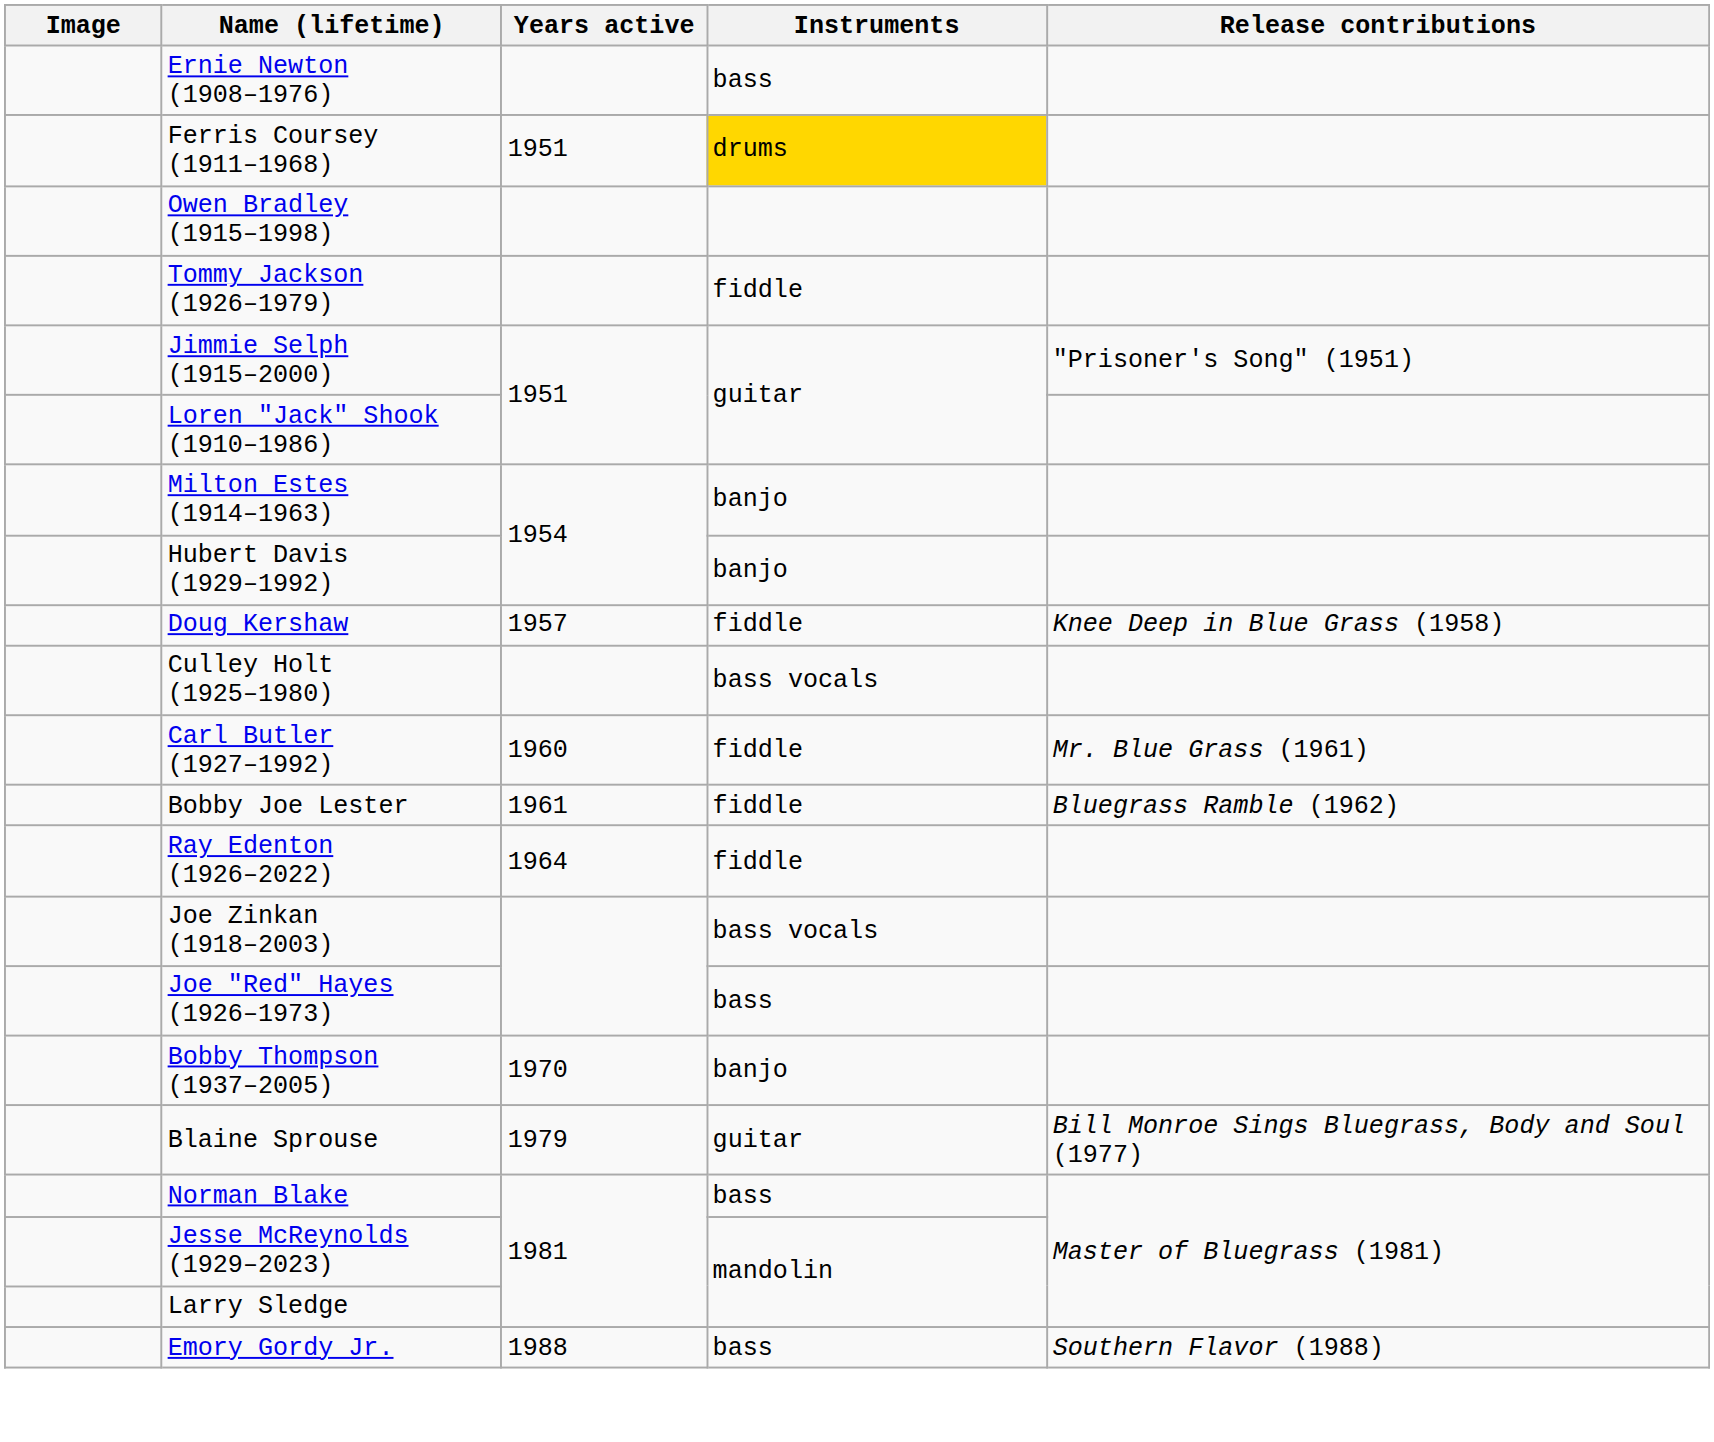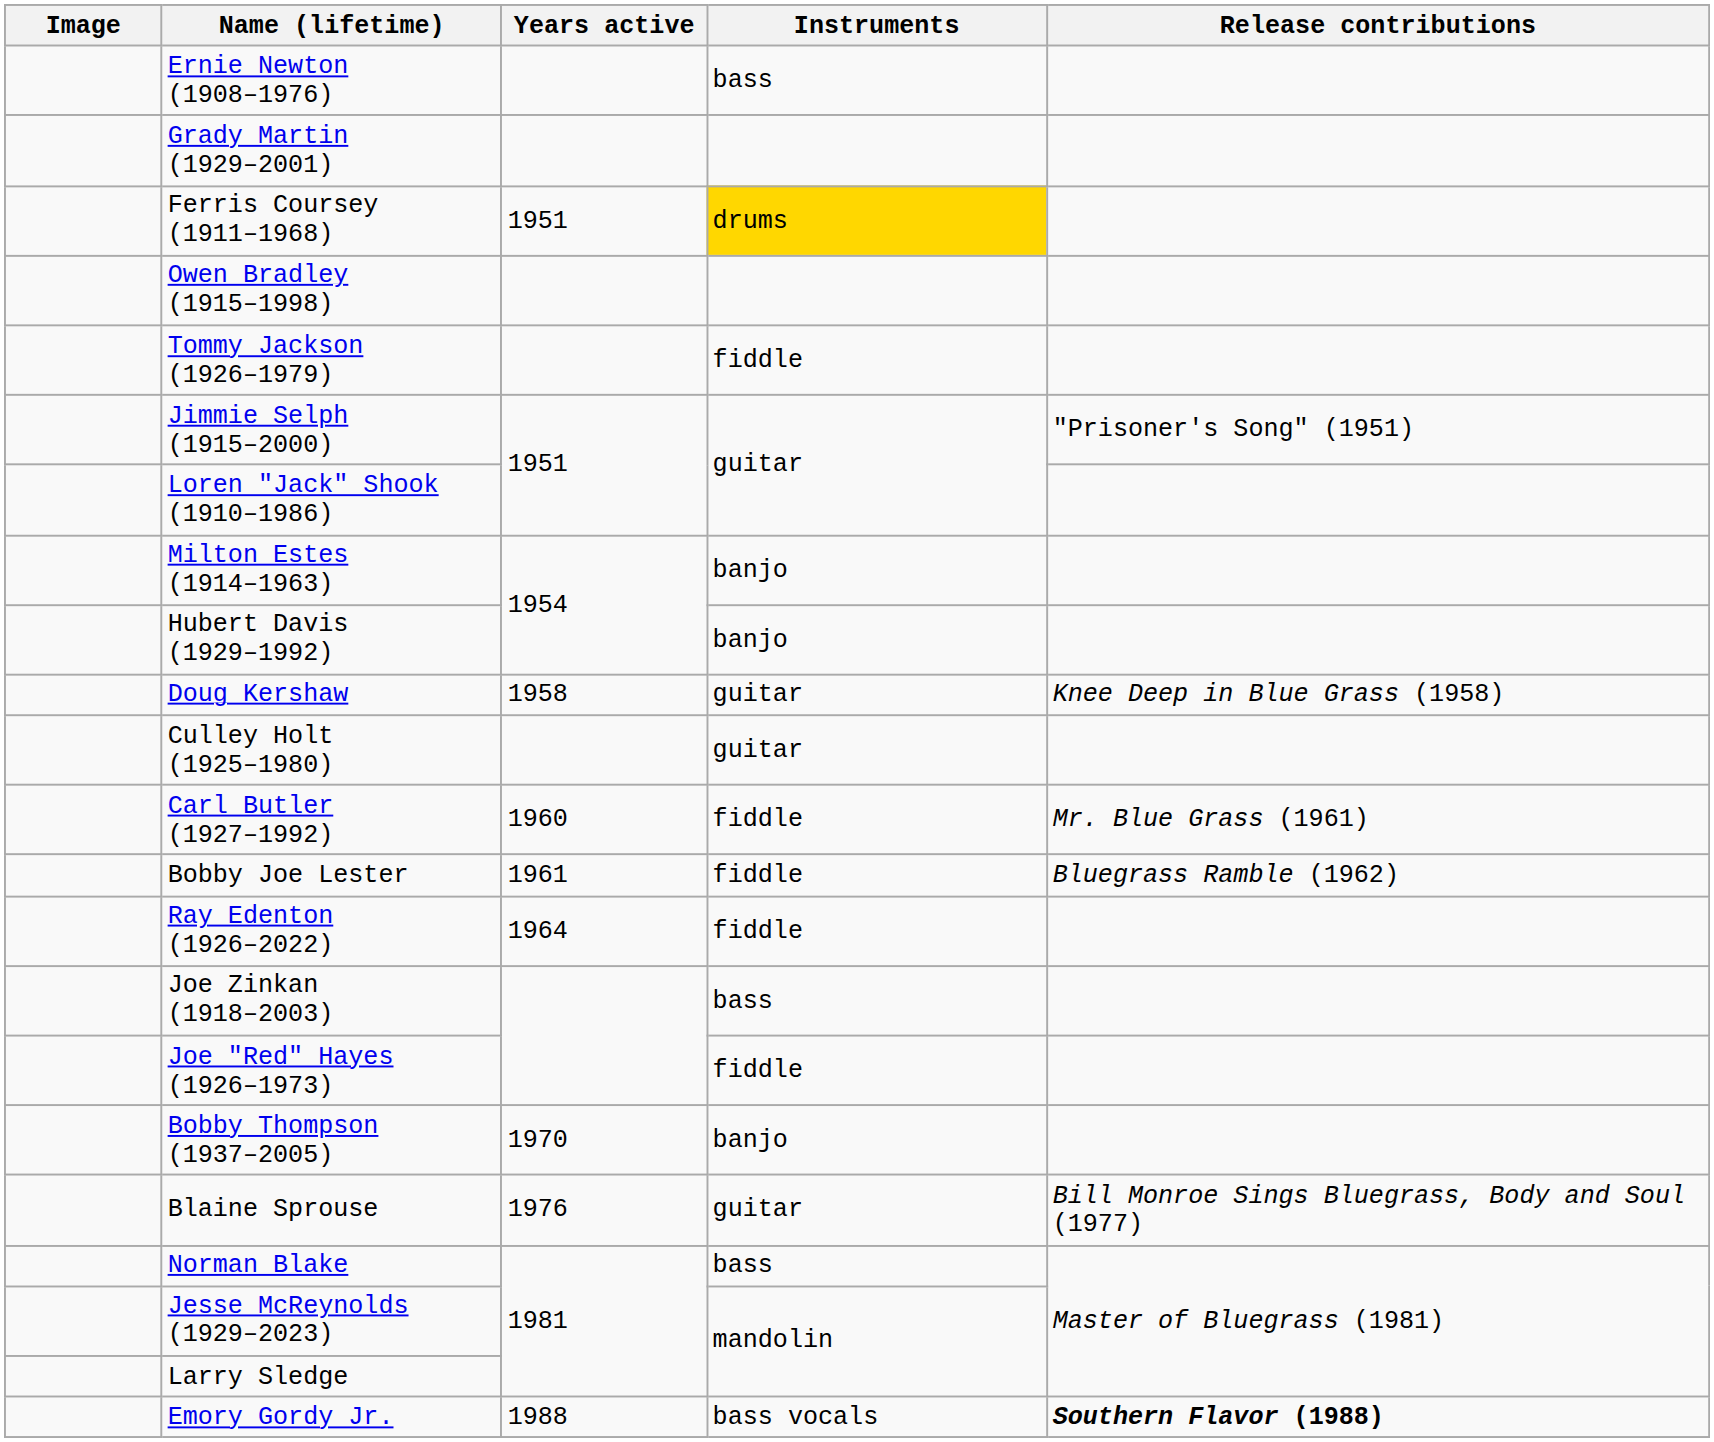+ row: (258, 151)
(538, 625) 1957 -> (538, 695) 1958
(758, 625) fiddle -> (758, 695) guitar
(795, 680) bass vocals -> (758, 750) guitar
(795, 931) bass vocals -> (743, 1001) bass
(743, 1001) bass -> (758, 1071) fiddle
(538, 1140) 1979 -> (538, 1210) 1976
(743, 1347) bass -> (795, 1417) bass vocals
(1218, 1347) normal -> (1218, 1417) bold
